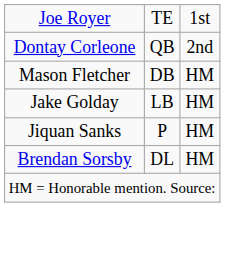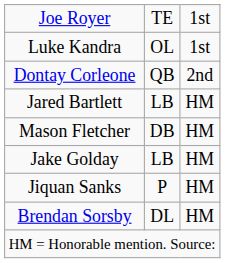+ row: (75, 46)
+ row: (75, 103)
